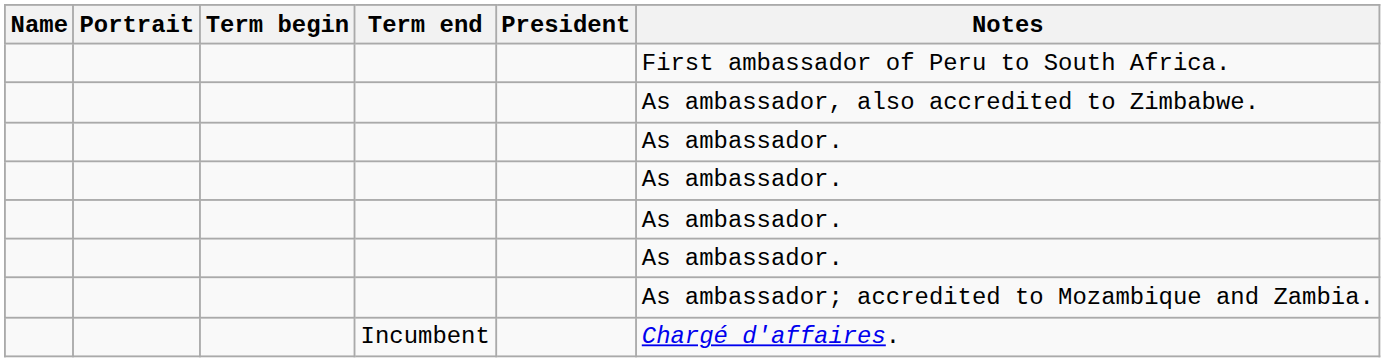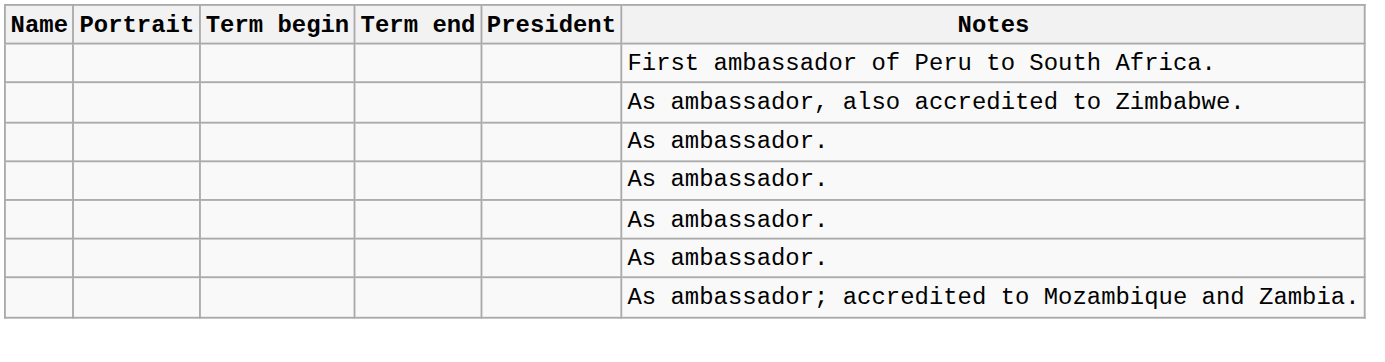- row: (39, 336)
